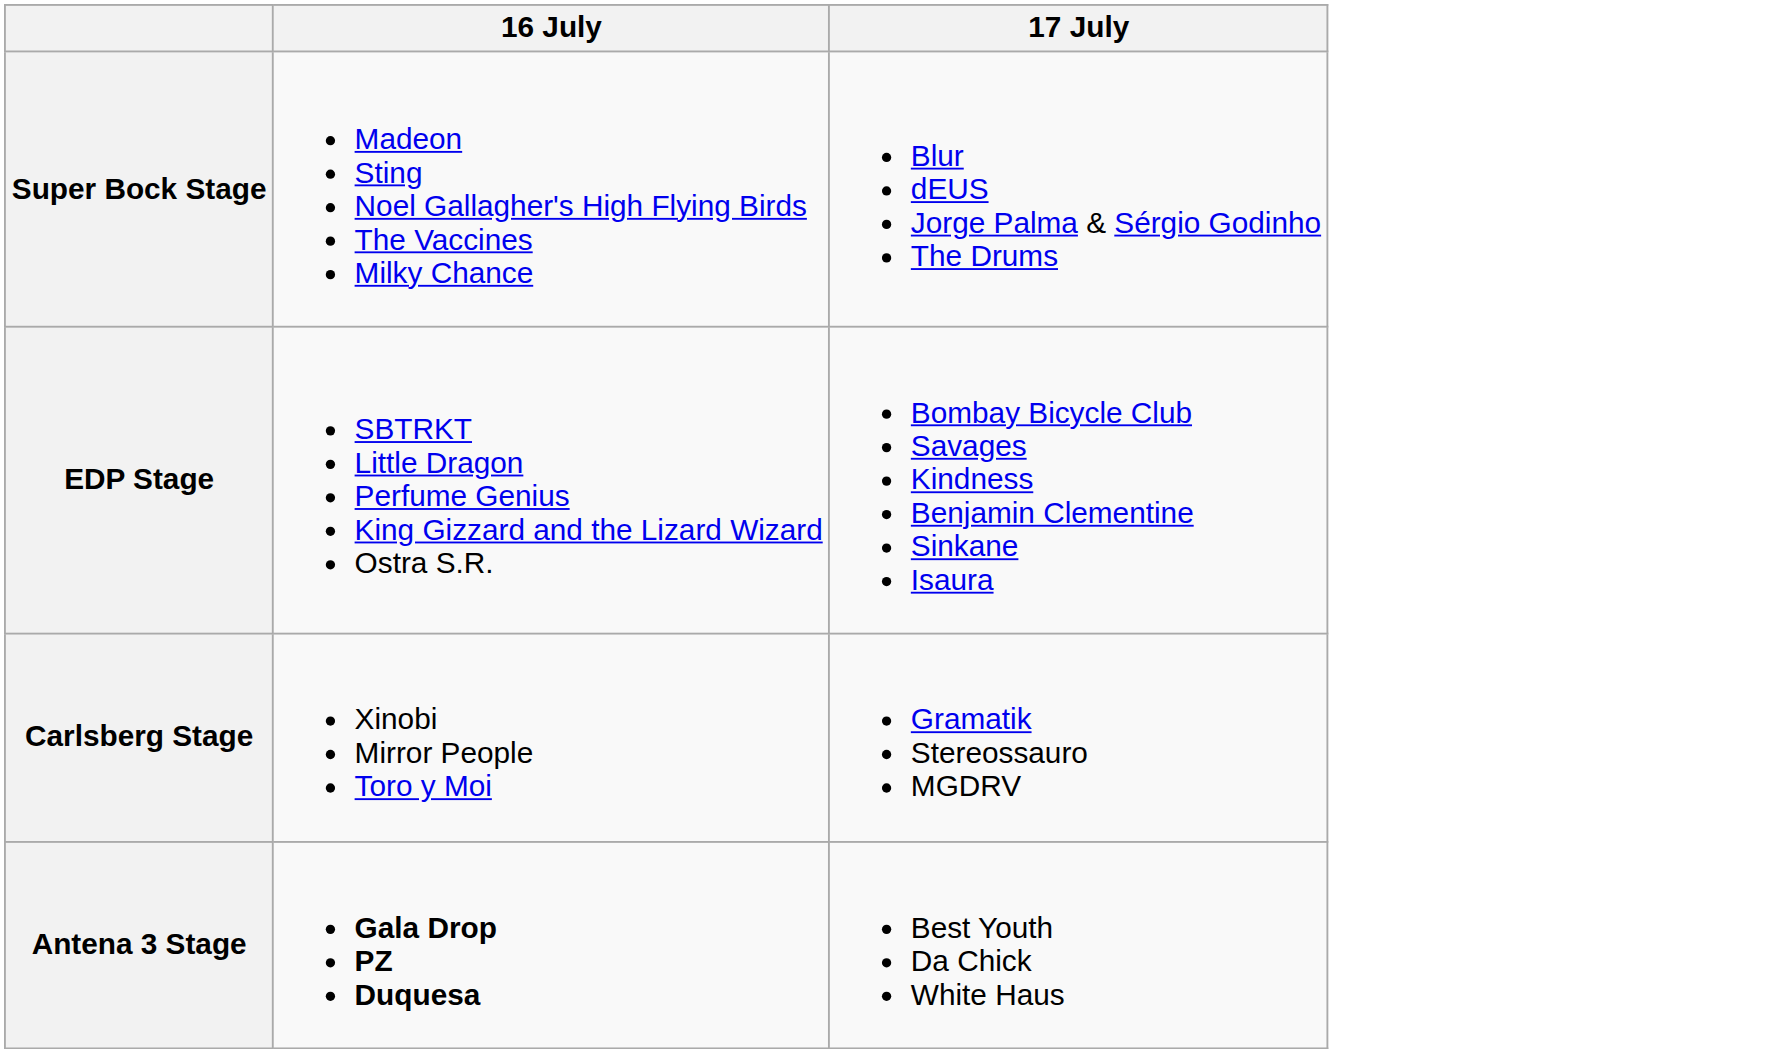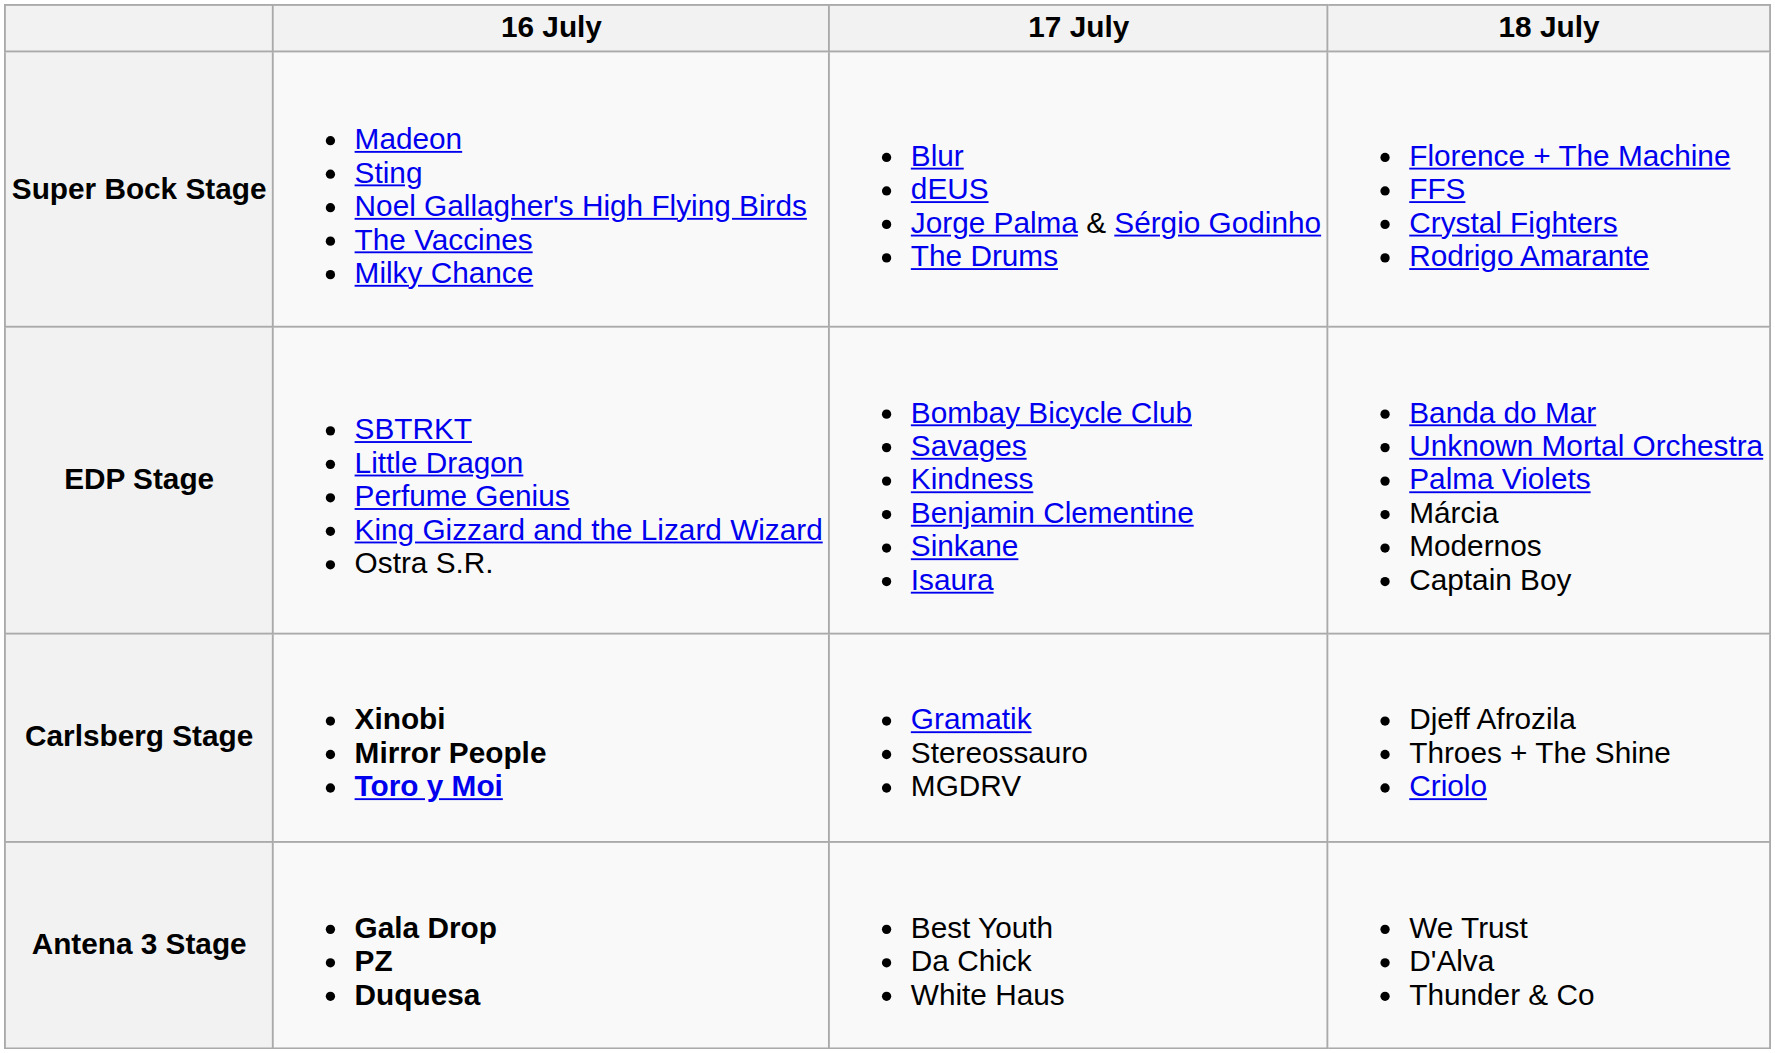+ column: (1549, 28)
(551, 754) normal -> (551, 754) bold
